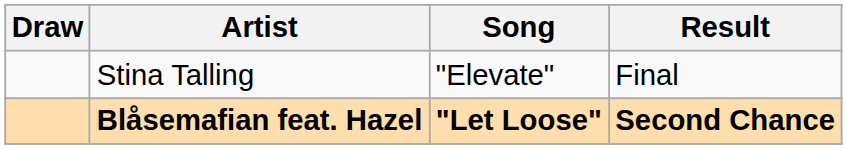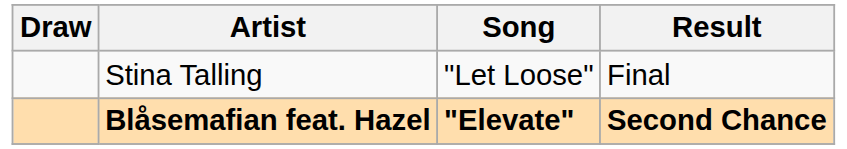(495, 74) "Elevate" -> (519, 74) "Let Loose"
(519, 120) "Let Loose" -> (509, 120) "Elevate"
